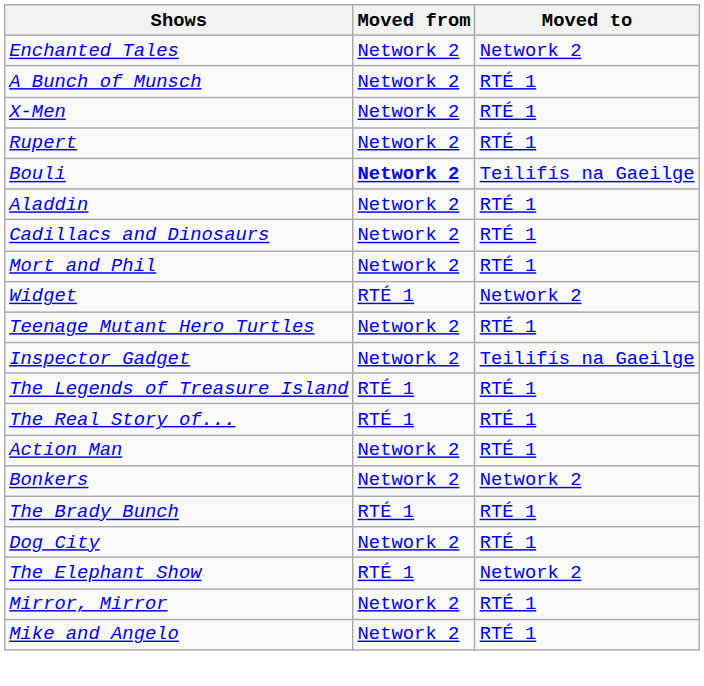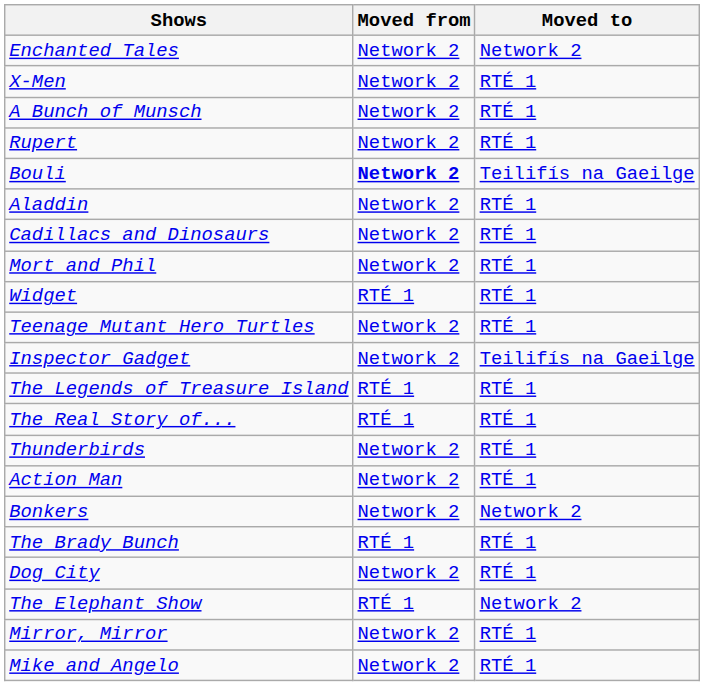rows swapped: (105, 82) <-> (37, 112)
(531, 297) Network 2 -> (508, 297) RTÉ 1
+ row: (77, 450)
